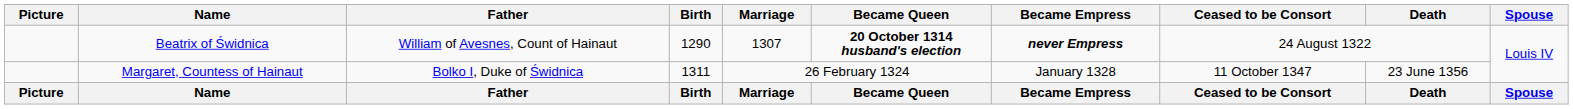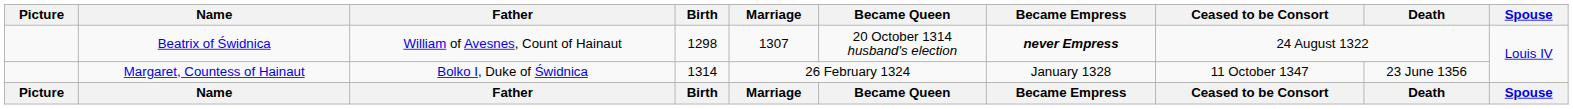(696, 43) 1290 -> (702, 43) 1298
(901, 43) bold -> (902, 43) normal
(696, 72) 1311 -> (702, 72) 1314
